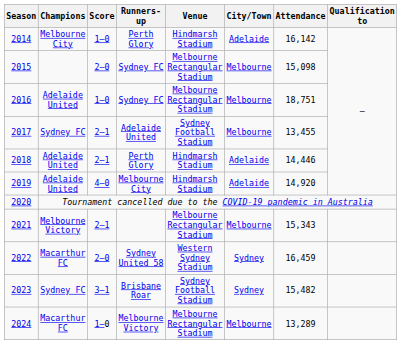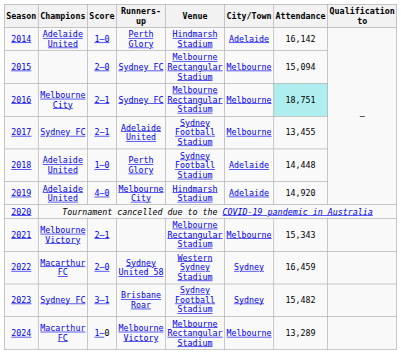(63, 39) Melbourne City -> (63, 39) Adelaide United
(301, 67) 15,098 -> (301, 67) 15,094
(63, 100) Adelaide United -> (63, 100) Melbourne City
(102, 100) 1–0 -> (102, 100) 2–1
(301, 100) no background -> (301, 100) paleturquoise background
(102, 160) 2–1 -> (102, 165) 1–0
(195, 160) Hindmarsh Stadium -> (195, 165) Sydney Football Stadium
(301, 160) 14,446 -> (301, 165) 14,448
